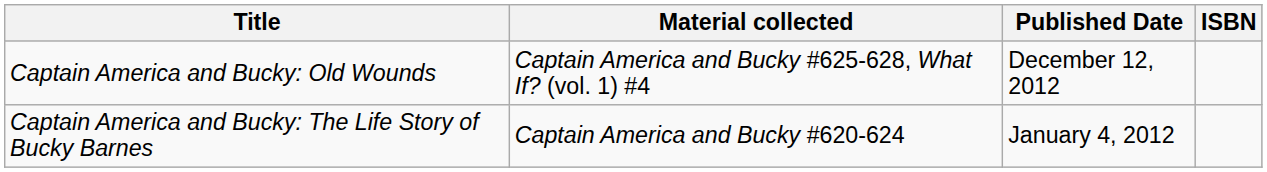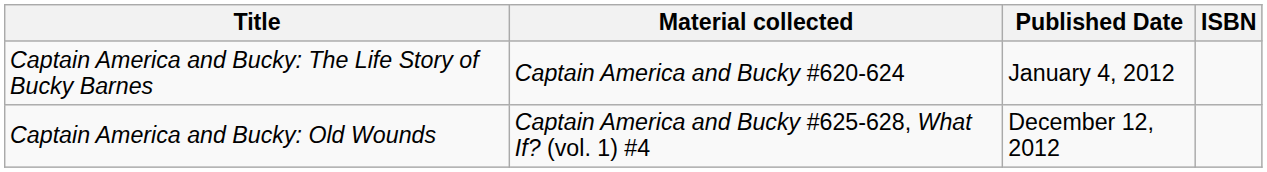rows swapped: (244, 135) <-> (223, 72)
